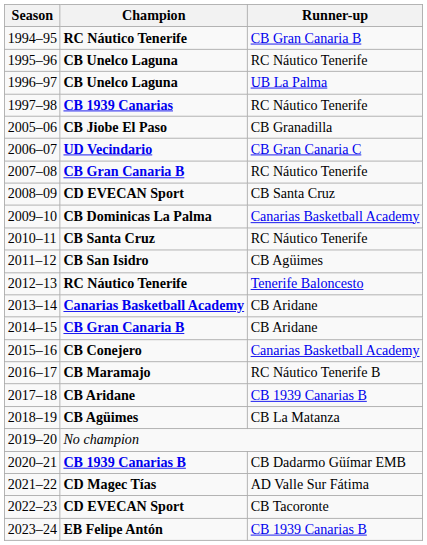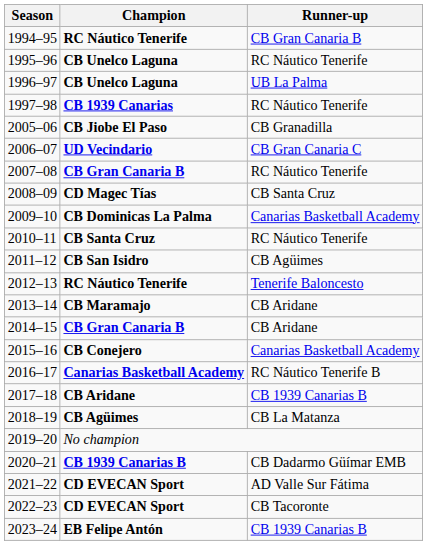(124, 194) CD EVECAN Sport -> (110, 194) CD Magec Tías
(154, 305) Canarias Basketball Academy -> (107, 305) CB Maramajo
(107, 372) CB Maramajo -> (154, 372) Canarias Basketball Academy
(110, 484) CD Magec Tías -> (124, 484) CD EVECAN Sport
